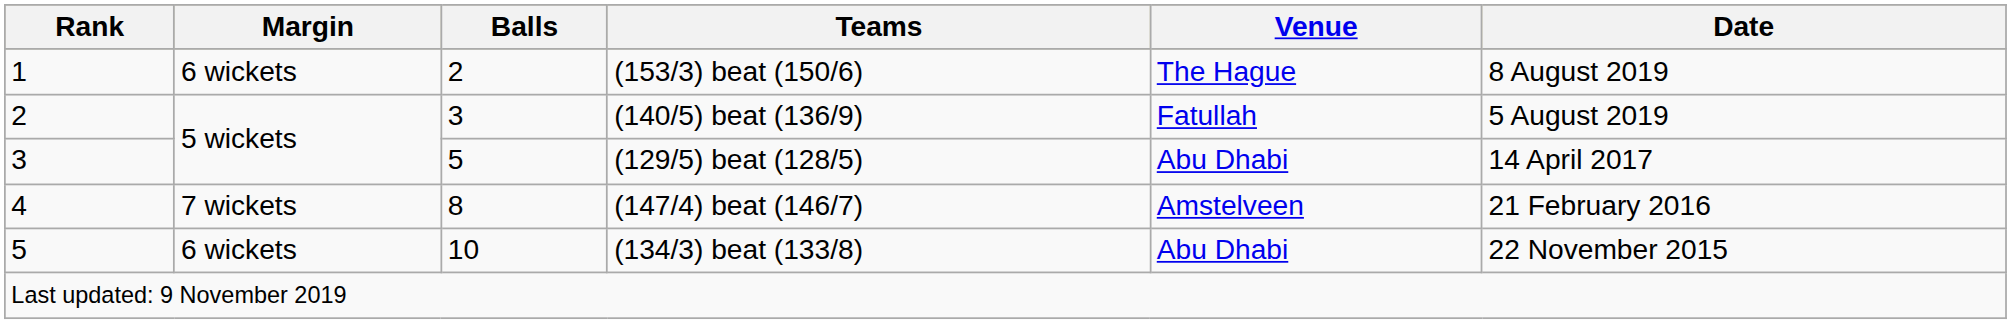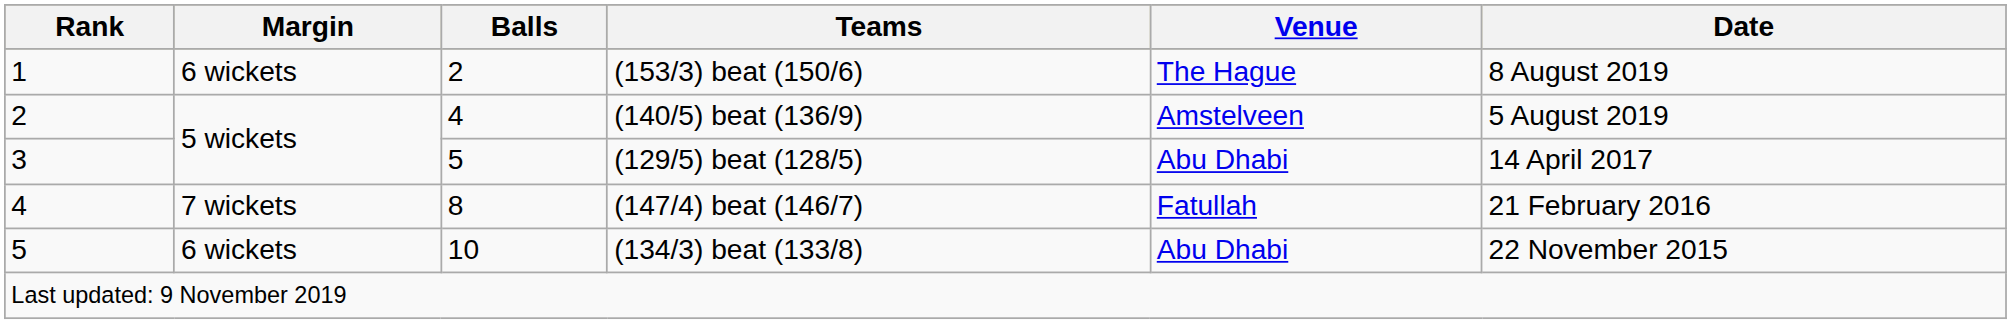(456, 116) 3 -> (456, 116) 4
(1207, 116) Fatullah -> (1230, 116) Amstelveen
(1230, 205) Amstelveen -> (1207, 205) Fatullah
